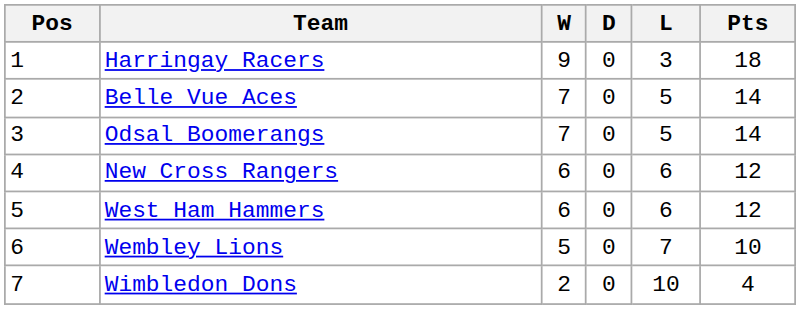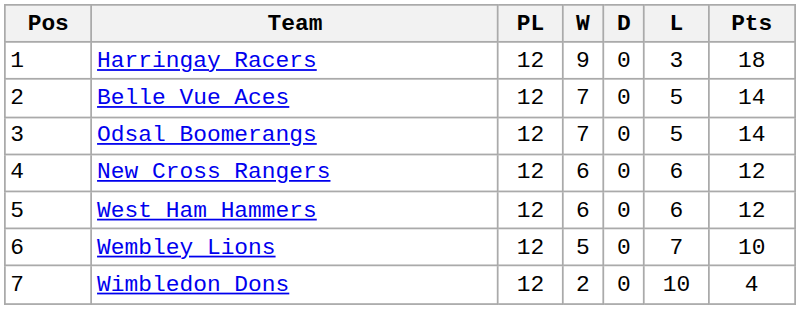+ column: (530, 24)
